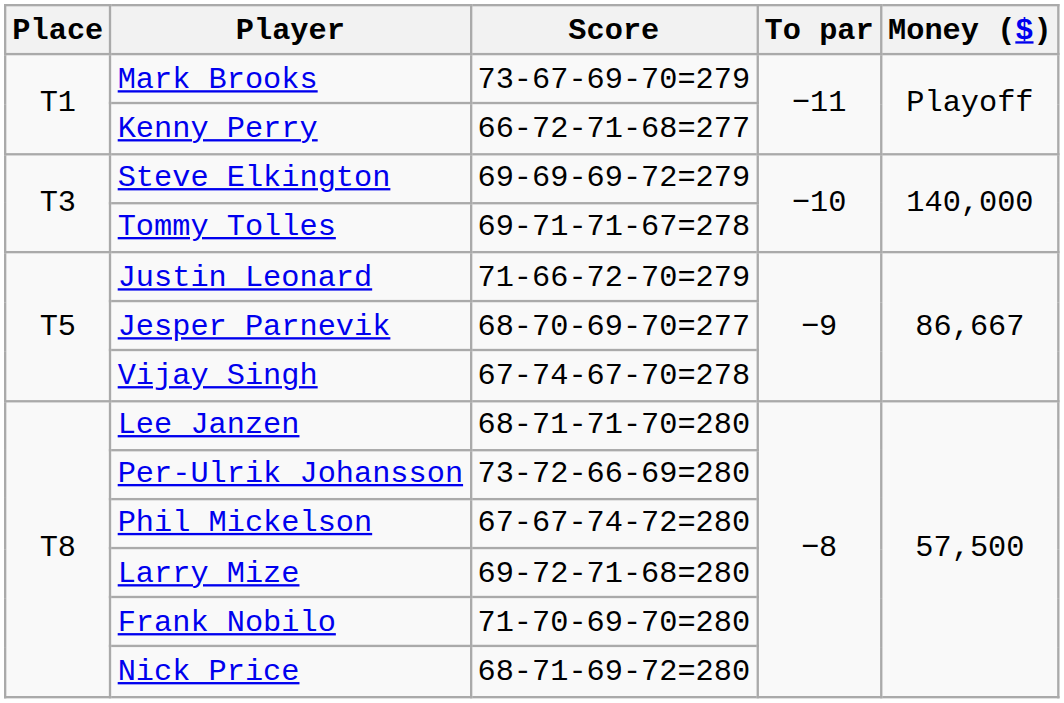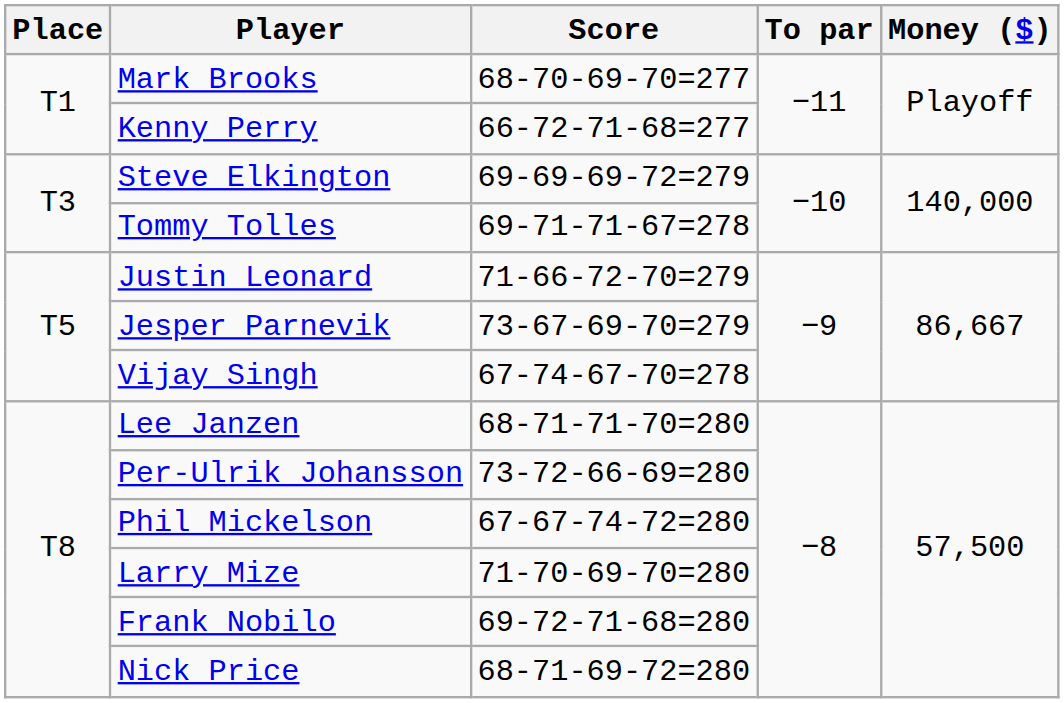(614, 79) 73-67-69-70=279 -> (614, 79) 68-70-69-70=277
(614, 326) 68-70-69-70=277 -> (614, 326) 73-67-69-70=279
(614, 573) 69-72-71-68=280 -> (614, 573) 71-70-69-70=280
(614, 622) 71-70-69-70=280 -> (614, 622) 69-72-71-68=280
